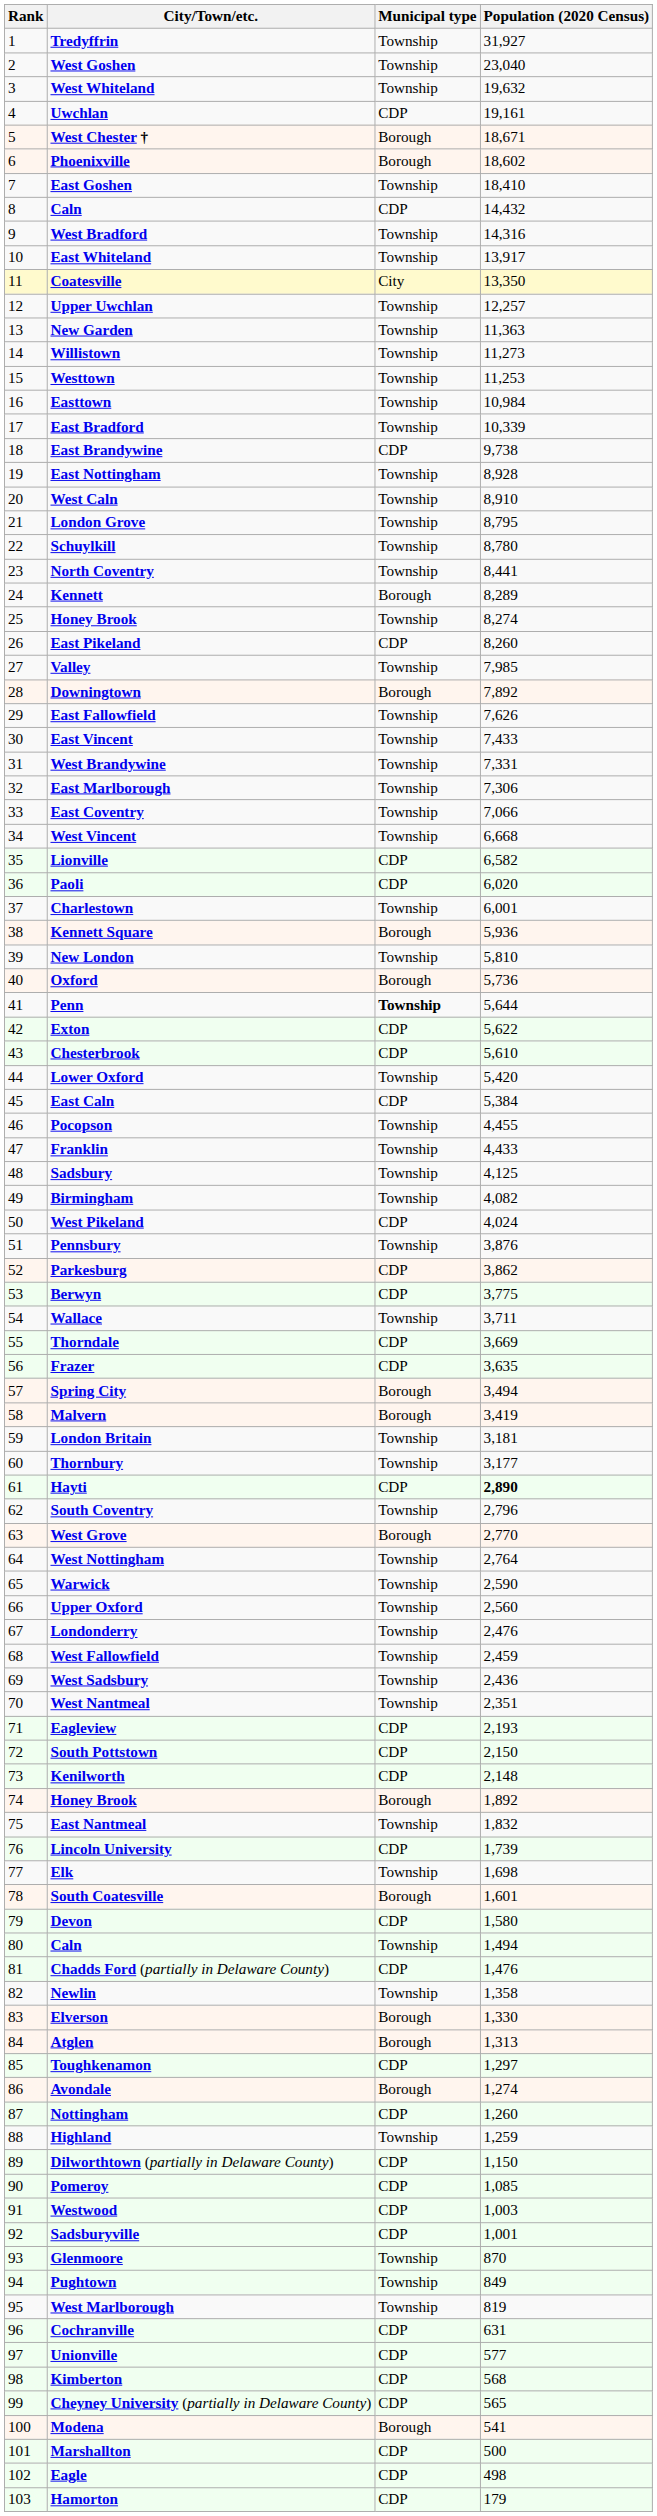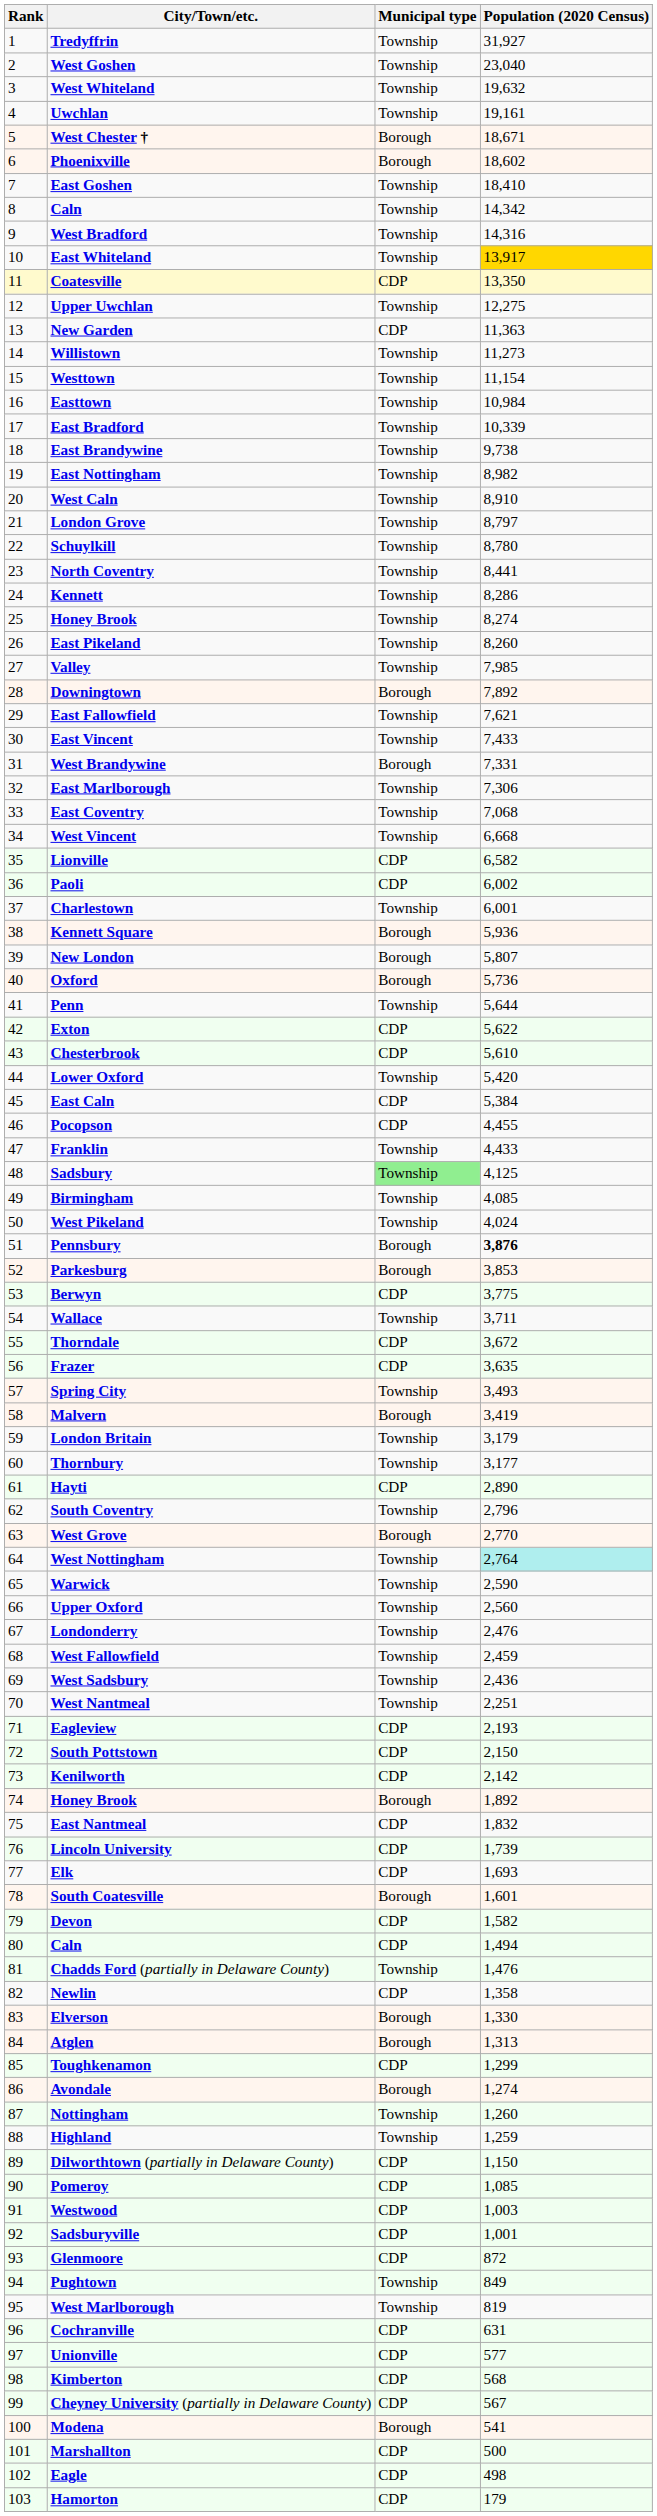(393, 112) CDP -> (408, 112) Township
(393, 209) CDP -> (408, 209) Township
(504, 209) 14,432 -> (504, 209) 14,342
(504, 257) no background -> (504, 257) gold background
(391, 281) City -> (393, 281) CDP
(504, 305) 12,257 -> (504, 305) 12,275
(408, 329) Township -> (393, 329) CDP
(504, 378) 11,253 -> (504, 378) 11,154
(393, 450) CDP -> (408, 450) Township
(501, 474) 8,928 -> (501, 474) 8,982
(501, 522) 8,795 -> (501, 522) 8,797
(405, 595) Borough -> (408, 595) Township
(501, 595) 8,289 -> (501, 595) 8,286
(393, 643) CDP -> (408, 643) Township
(501, 715) 7,626 -> (501, 715) 7,621
(408, 763) Township -> (405, 763) Borough
(501, 812) 7,066 -> (501, 812) 7,068
(501, 884) 6,020 -> (501, 884) 6,002
(408, 956) Township -> (405, 956) Borough
(501, 956) 5,810 -> (501, 956) 5,807
(410, 1004) bold -> (408, 1004) normal
(408, 1125) Township -> (393, 1125) CDP
(408, 1173) no background -> (408, 1173) lightgreen background
(501, 1197) 4,082 -> (501, 1197) 4,085
(393, 1221) CDP -> (408, 1221) Township
(408, 1245) Township -> (405, 1245) Borough
(501, 1245) normal -> (501, 1245) bold
(393, 1270) CDP -> (405, 1270) Borough
(501, 1270) 3,862 -> (501, 1270) 3,853
(501, 1342) 3,669 -> (501, 1342) 3,672
(405, 1390) Borough -> (408, 1390) Township
(501, 1390) 3,494 -> (501, 1390) 3,493
(501, 1438) 3,181 -> (501, 1438) 3,179
(501, 1487) bold -> (501, 1487) normal
(501, 1559) no background -> (501, 1559) paleturquoise background
(501, 1703) 2,351 -> (501, 1703) 2,251
(501, 1776) 2,148 -> (501, 1776) 2,142
(408, 1824) Township -> (393, 1824) CDP
(408, 1872) Township -> (393, 1872) CDP
(501, 1872) 1,698 -> (501, 1872) 1,693
(501, 1920) 1,580 -> (501, 1920) 1,582
(408, 1945) Township -> (393, 1945) CDP
(393, 1969) CDP -> (408, 1969) Township
(408, 1993) Township -> (393, 1993) CDP
(501, 2065) 1,297 -> (501, 2065) 1,299
(393, 2113) CDP -> (408, 2113) Township
(408, 2258) Township -> (393, 2258) CDP
(495, 2258) 870 -> (495, 2258) 872
(495, 2403) 565 -> (495, 2403) 567
